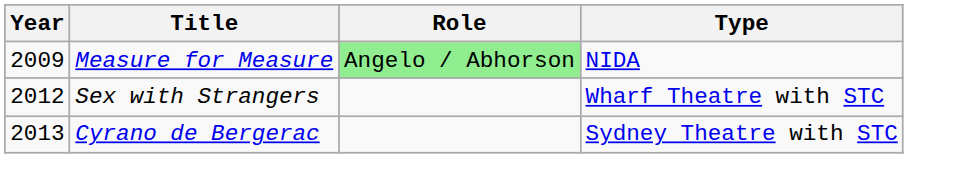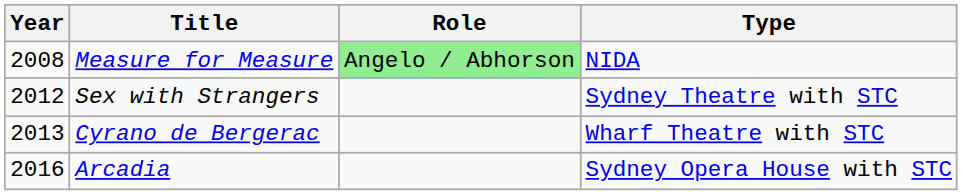(37, 60) 2009 -> (37, 60) 2008
(735, 97) Wharf Theatre with STC -> (742, 97) Sydney Theatre with STC
(742, 134) Sydney Theatre with STC -> (735, 134) Wharf Theatre with STC
+ row: (123, 171)
